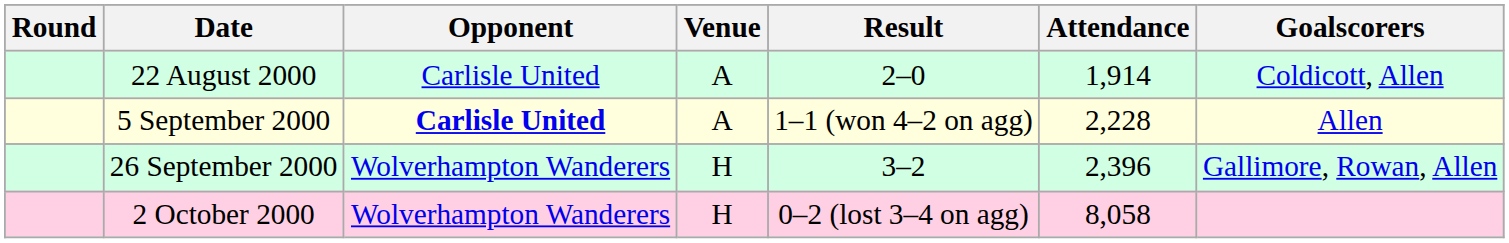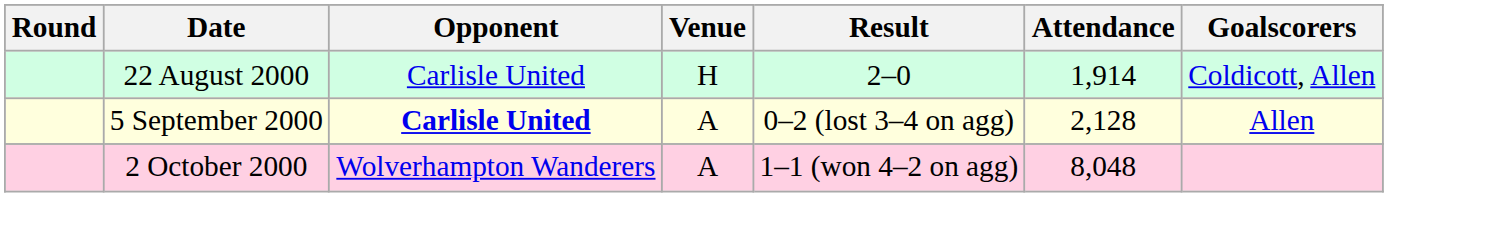(722, 74) A -> (708, 74) H
(903, 120) 1–1 (won 4–2 on agg) -> (889, 120) 0–2 (lost 3–4 on agg)
(1118, 120) 2,228 -> (1103, 120) 2,128
- row: (224, 167)
(722, 213) H -> (708, 167) A
(903, 213) 0–2 (lost 3–4 on agg) -> (889, 167) 1–1 (won 4–2 on agg)
(1118, 213) 8,058 -> (1103, 167) 8,048
